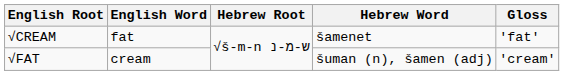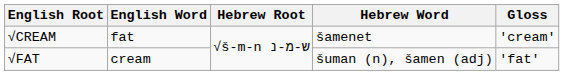(519, 37) 'fat' -> (527, 37) 'cream'
(527, 59) 'cream' -> (519, 59) 'fat'
